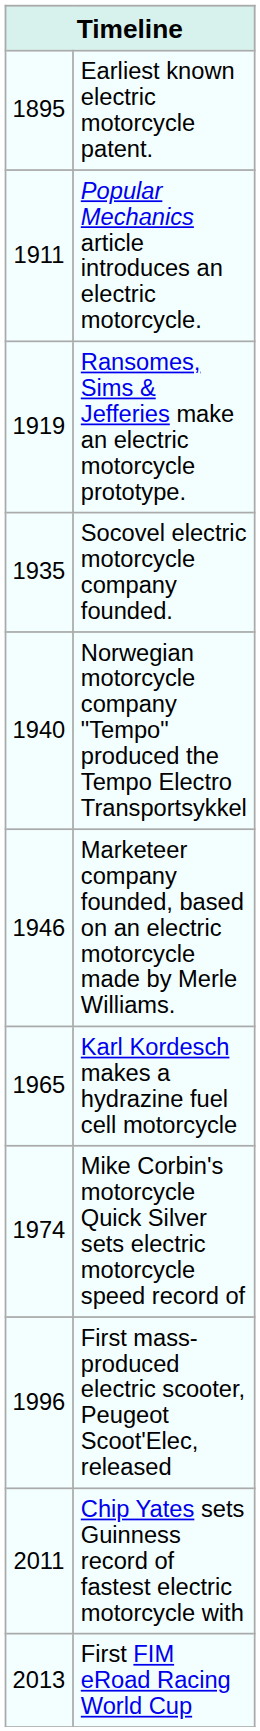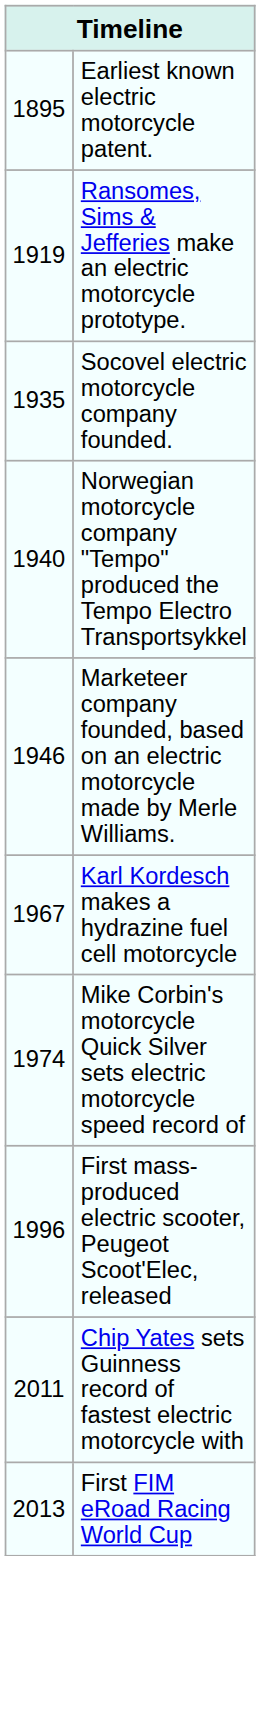- row: (152, 255)
(39, 1085) 1965 -> (39, 914) 1967
